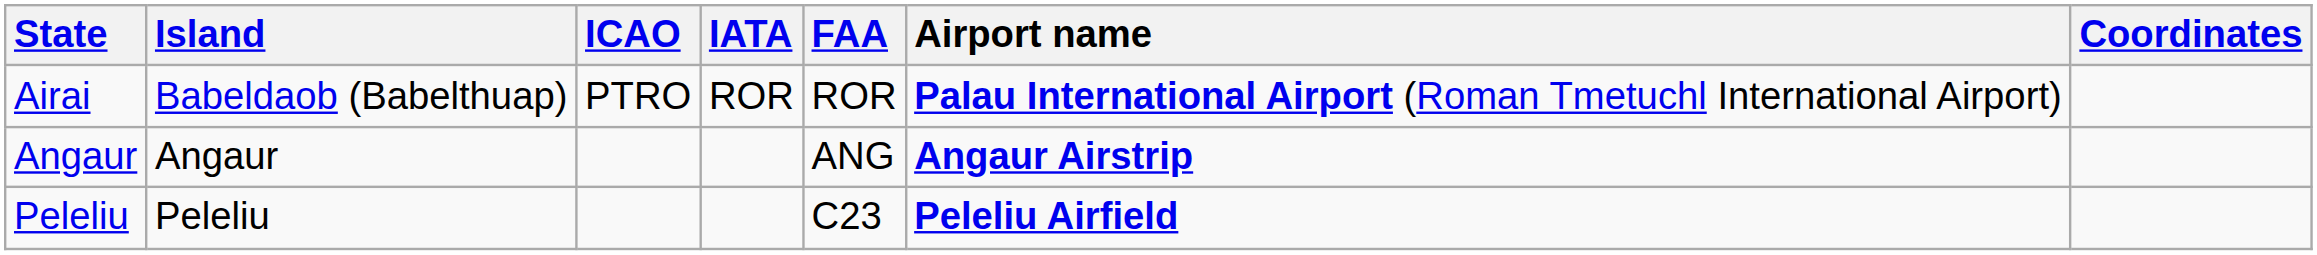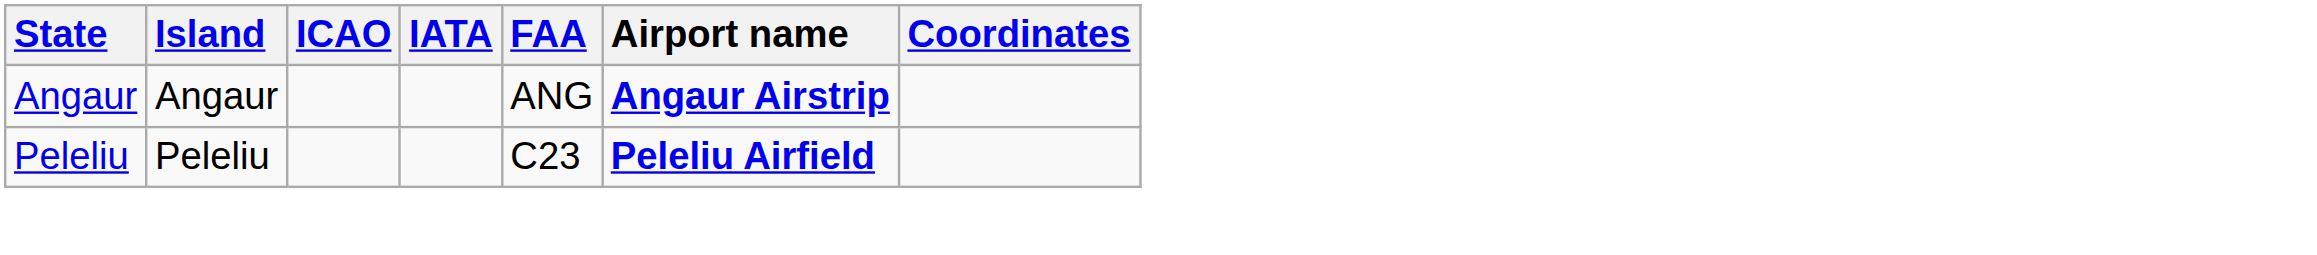- row: (52, 95)
